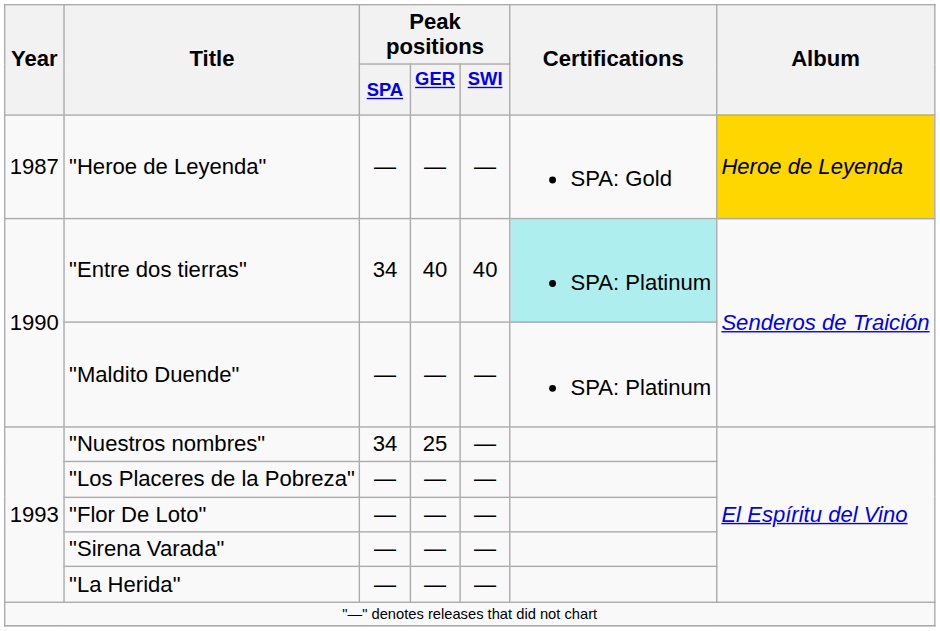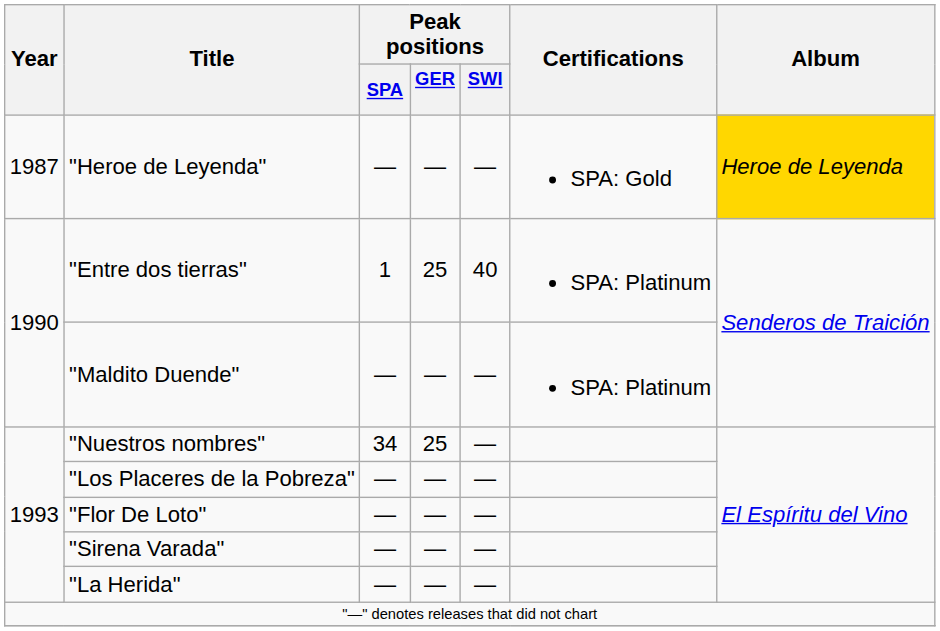(385, 270) 34 -> (385, 270) 1
(435, 270) 40 -> (435, 270) 25
(613, 283) paleturquoise background -> (613, 283) no background
